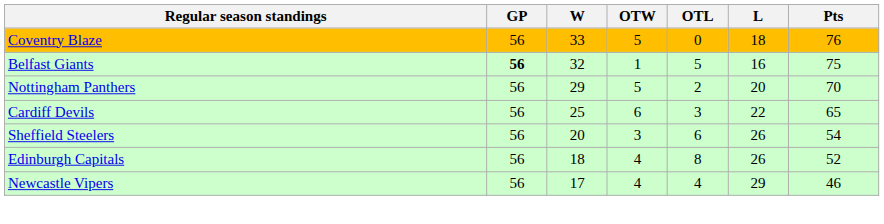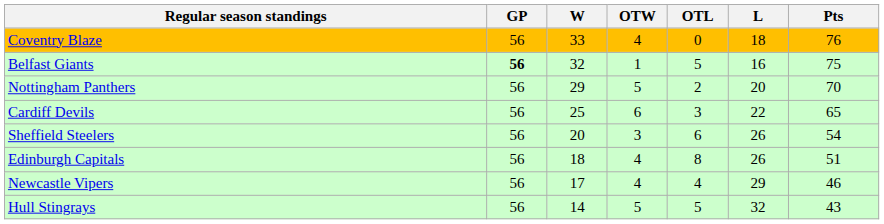(637, 40) 5 -> (637, 40) 4
(833, 159) 52 -> (833, 159) 51
+ row: (52, 207)
